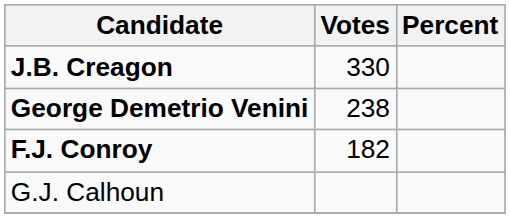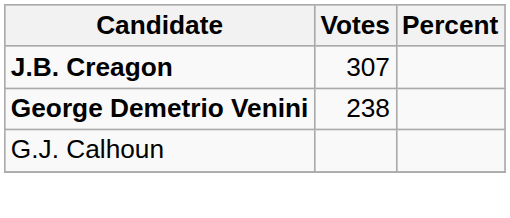(368, 66) 330 -> (368, 66) 307
- row: (82, 150)
